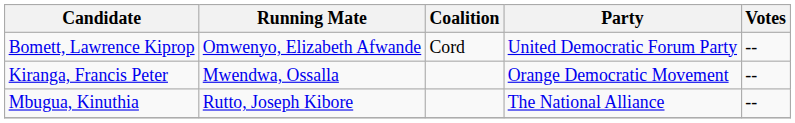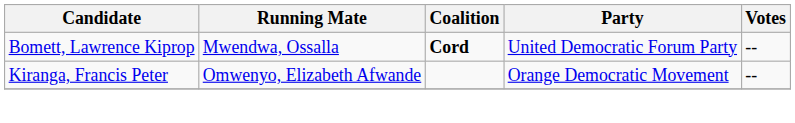(312, 46) Omwenyo, Elizabeth Afwande -> (271, 46) Mwendwa, Ossalla
(447, 46) normal -> (449, 46) bold
(271, 74) Mwendwa, Ossalla -> (312, 74) Omwenyo, Elizabeth Afwande
- row: (74, 103)
